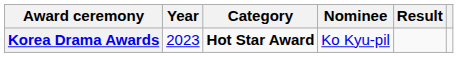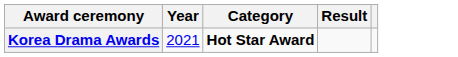- column: (356, 16)
(183, 40) 2023 -> (183, 40) 2021
